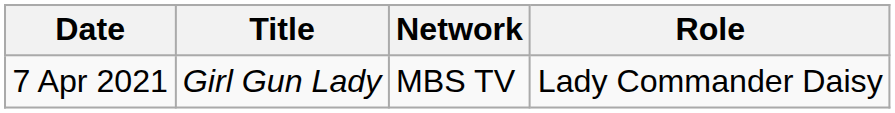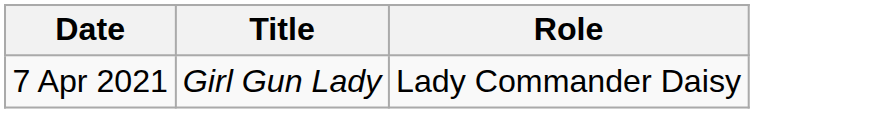- column: (460, 30)
